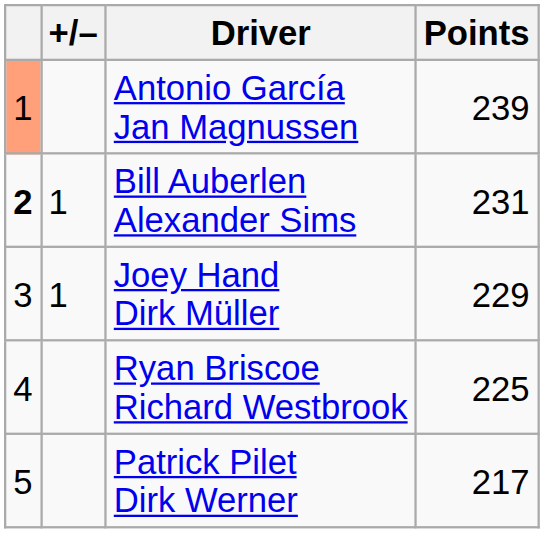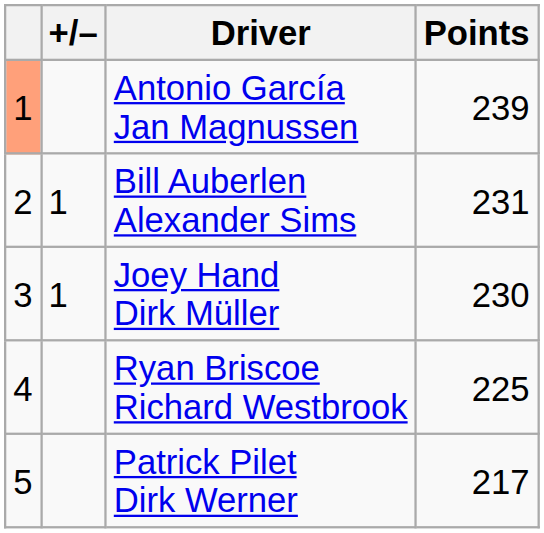(23, 201) bold -> (23, 201) normal
(501, 294) 229 -> (501, 294) 230
